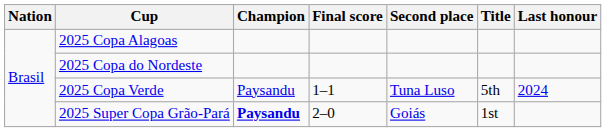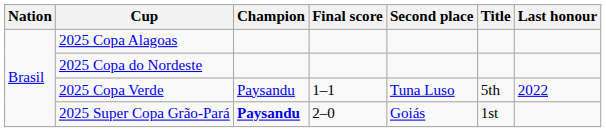(533, 89) 2024 -> (533, 89) 2022
